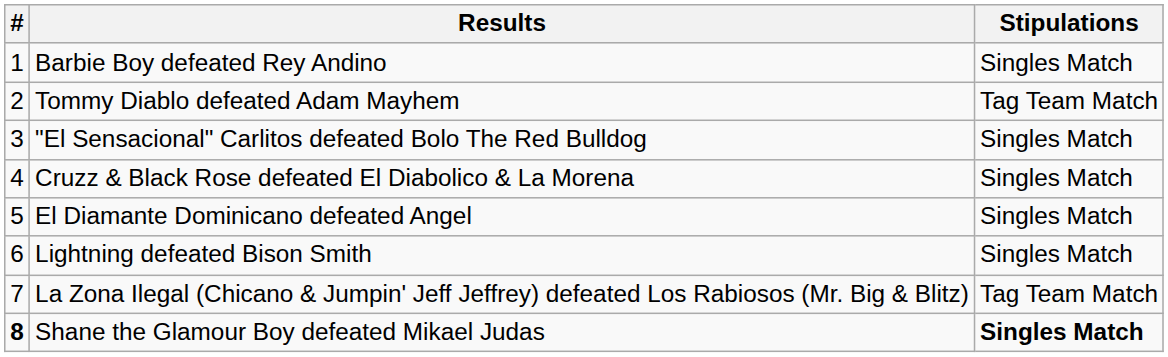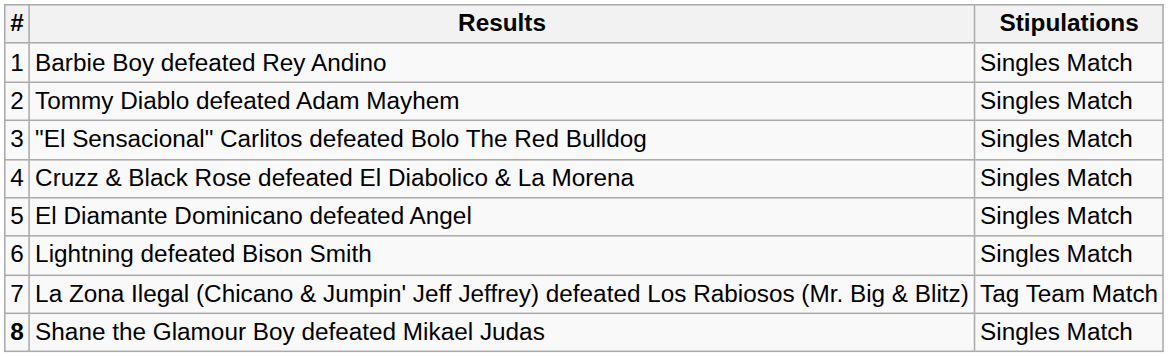(1069, 100) Tag Team Match -> (1056, 100) Singles Match
(1062, 332) bold -> (1056, 332) normal
